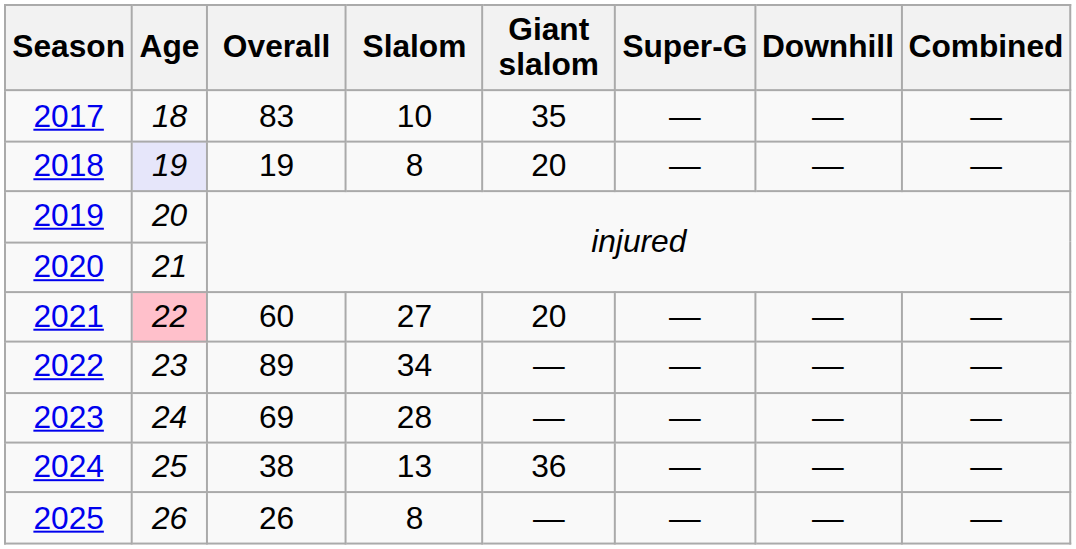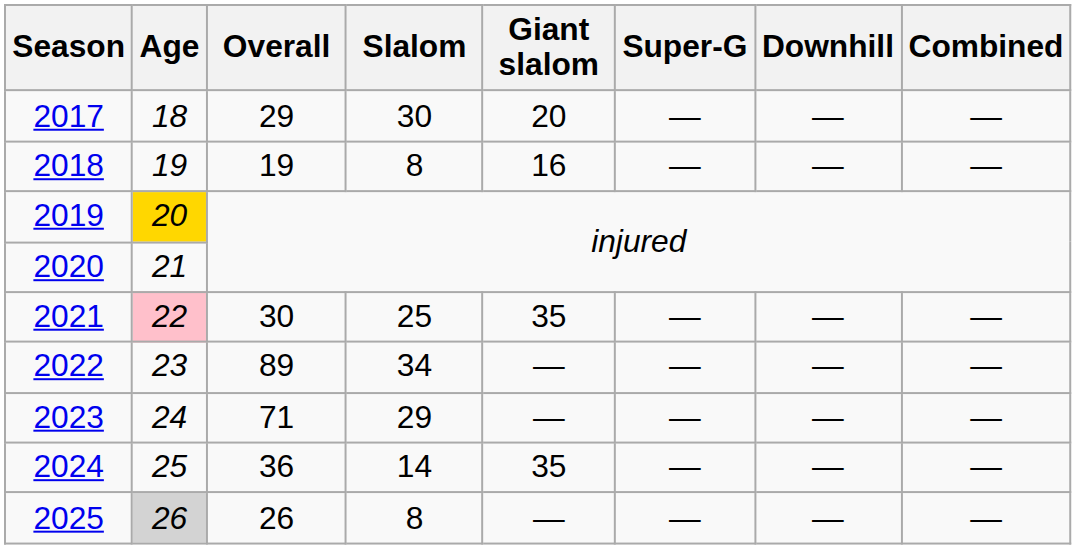(277, 115) 83 -> (277, 115) 29
(414, 115) 10 -> (414, 115) 30
(549, 115) 35 -> (549, 115) 20
(170, 165) lavender background -> (170, 165) no background
(549, 165) 20 -> (549, 165) 16
(170, 215) no background -> (170, 215) gold background
(277, 316) 60 -> (277, 316) 30
(414, 316) 27 -> (414, 316) 25
(549, 316) 20 -> (549, 316) 35
(277, 416) 69 -> (277, 416) 71
(414, 416) 28 -> (414, 416) 29
(277, 467) 38 -> (277, 467) 36
(414, 467) 13 -> (414, 467) 14
(549, 467) 36 -> (549, 467) 35
(170, 517) no background -> (170, 517) lightgrey background
